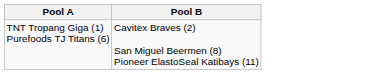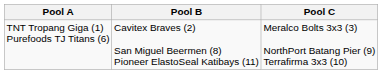+ column: (319, 12)
